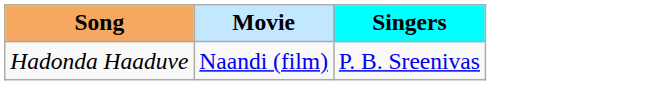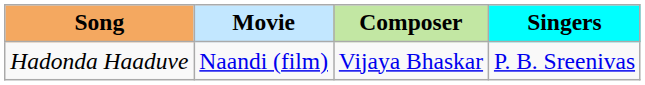+ column: (411, 23)
